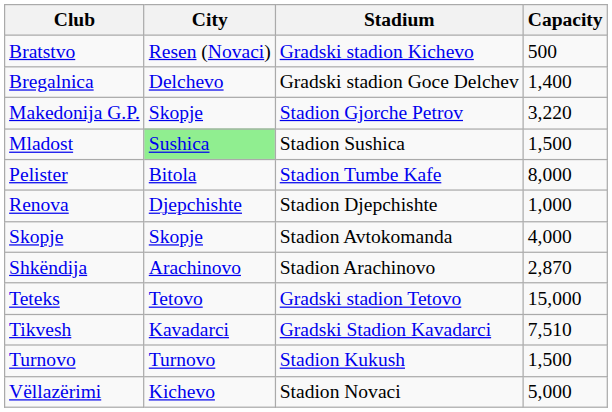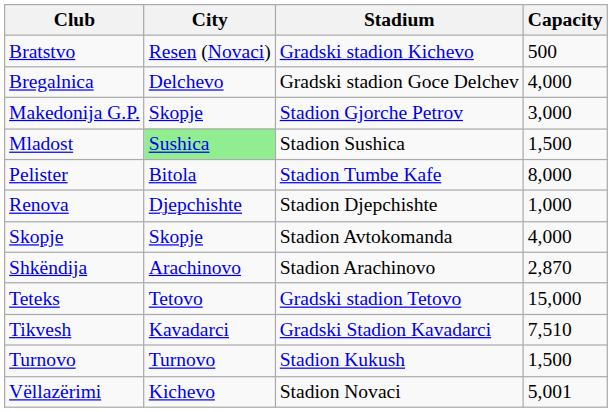(550, 81) 1,400 -> (550, 81) 4,000
(550, 112) 3,220 -> (550, 112) 3,000
(550, 391) 5,000 -> (550, 391) 5,001
